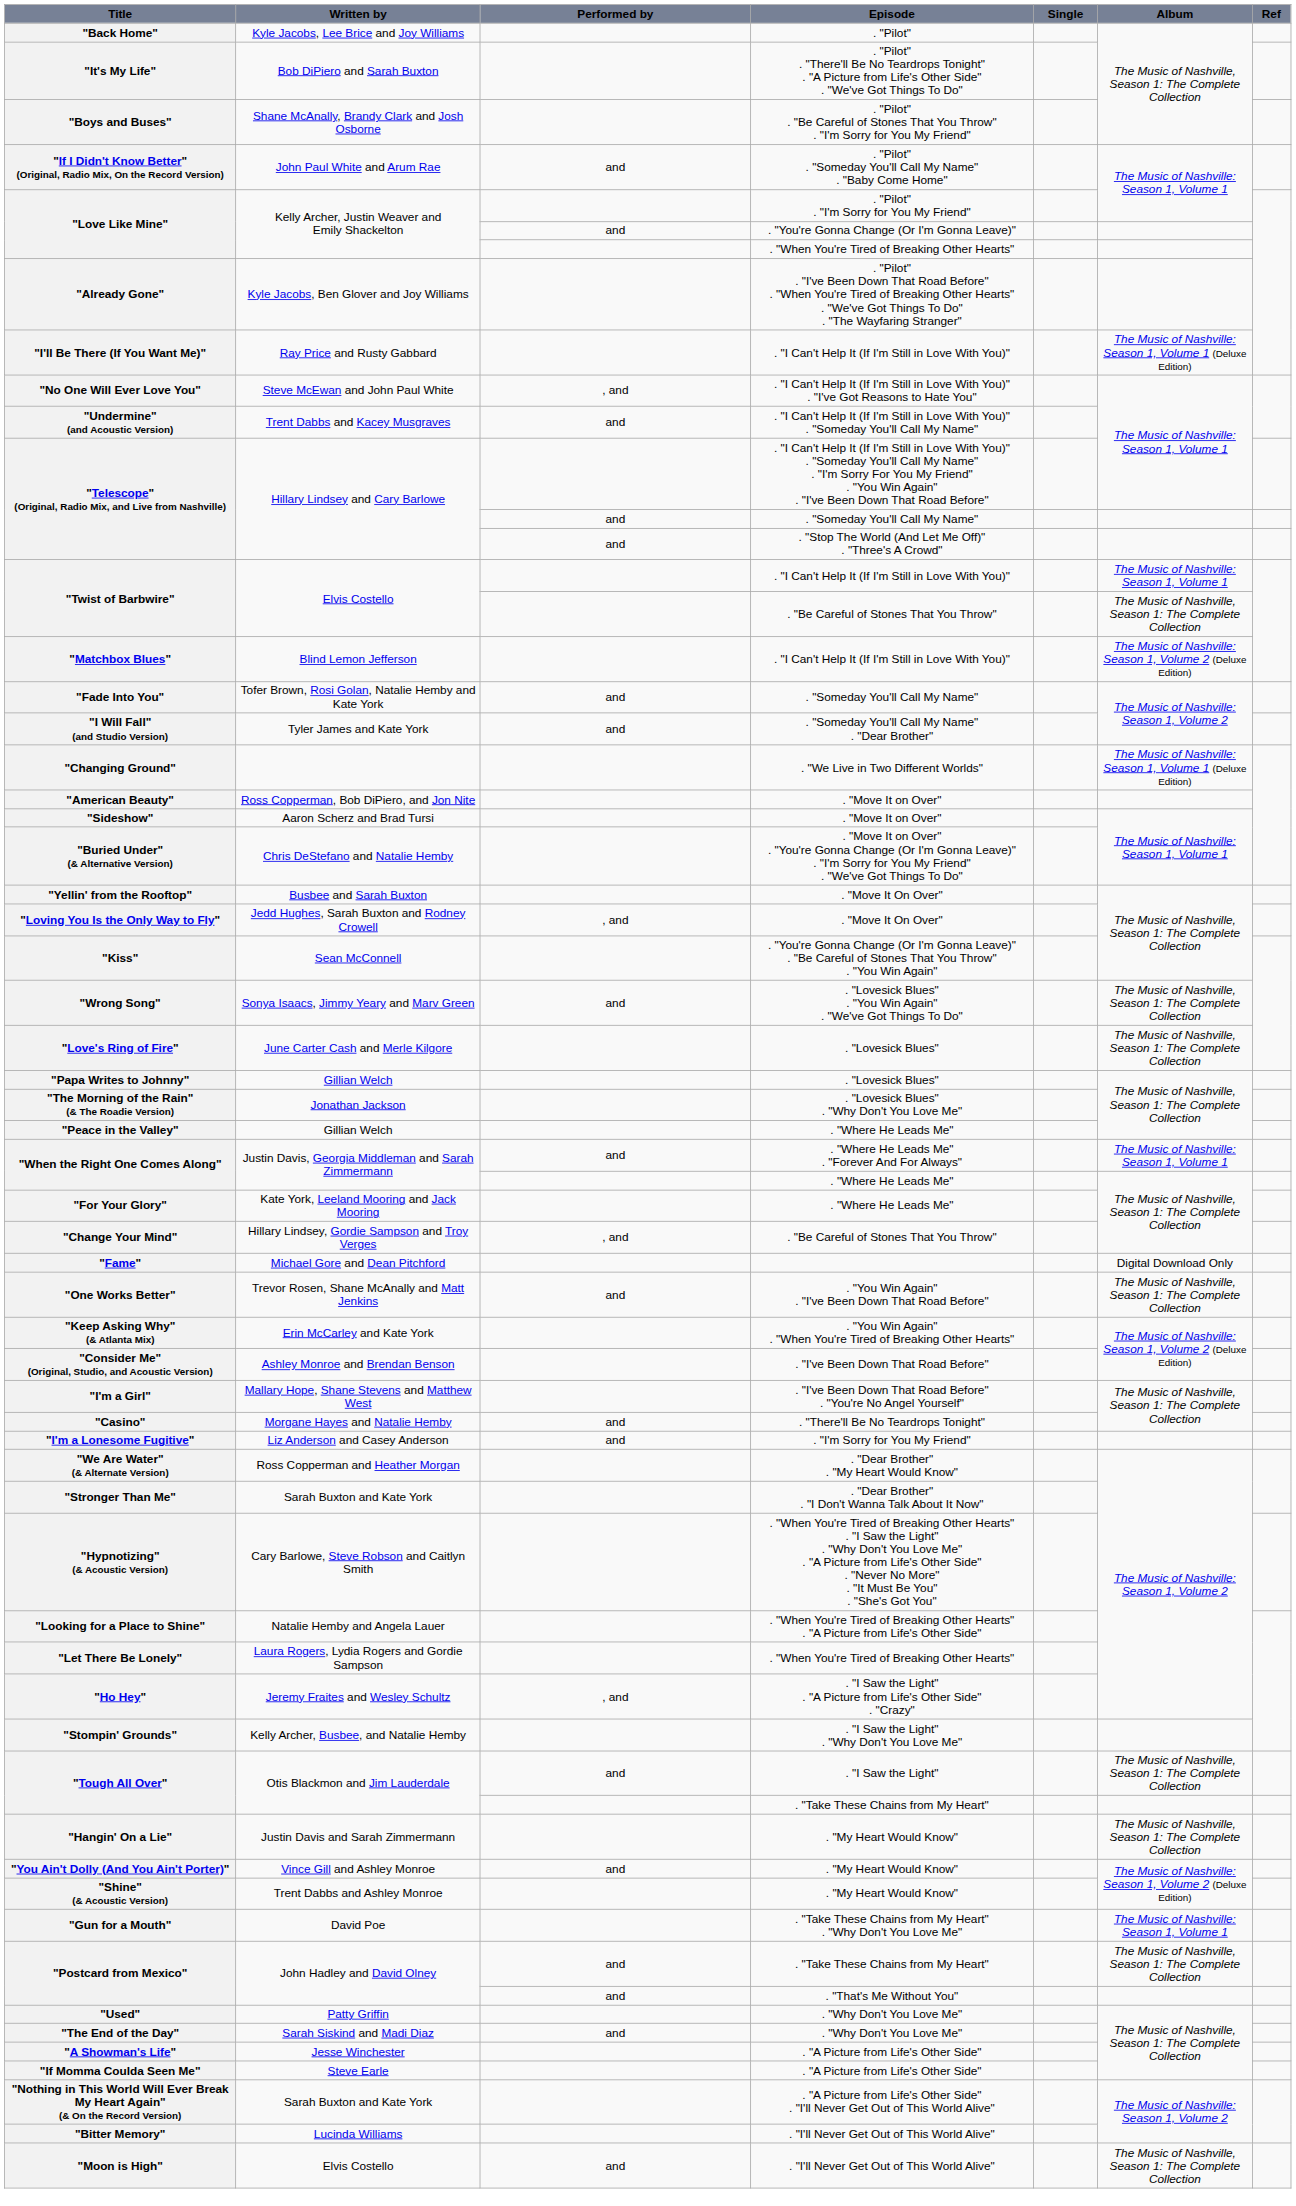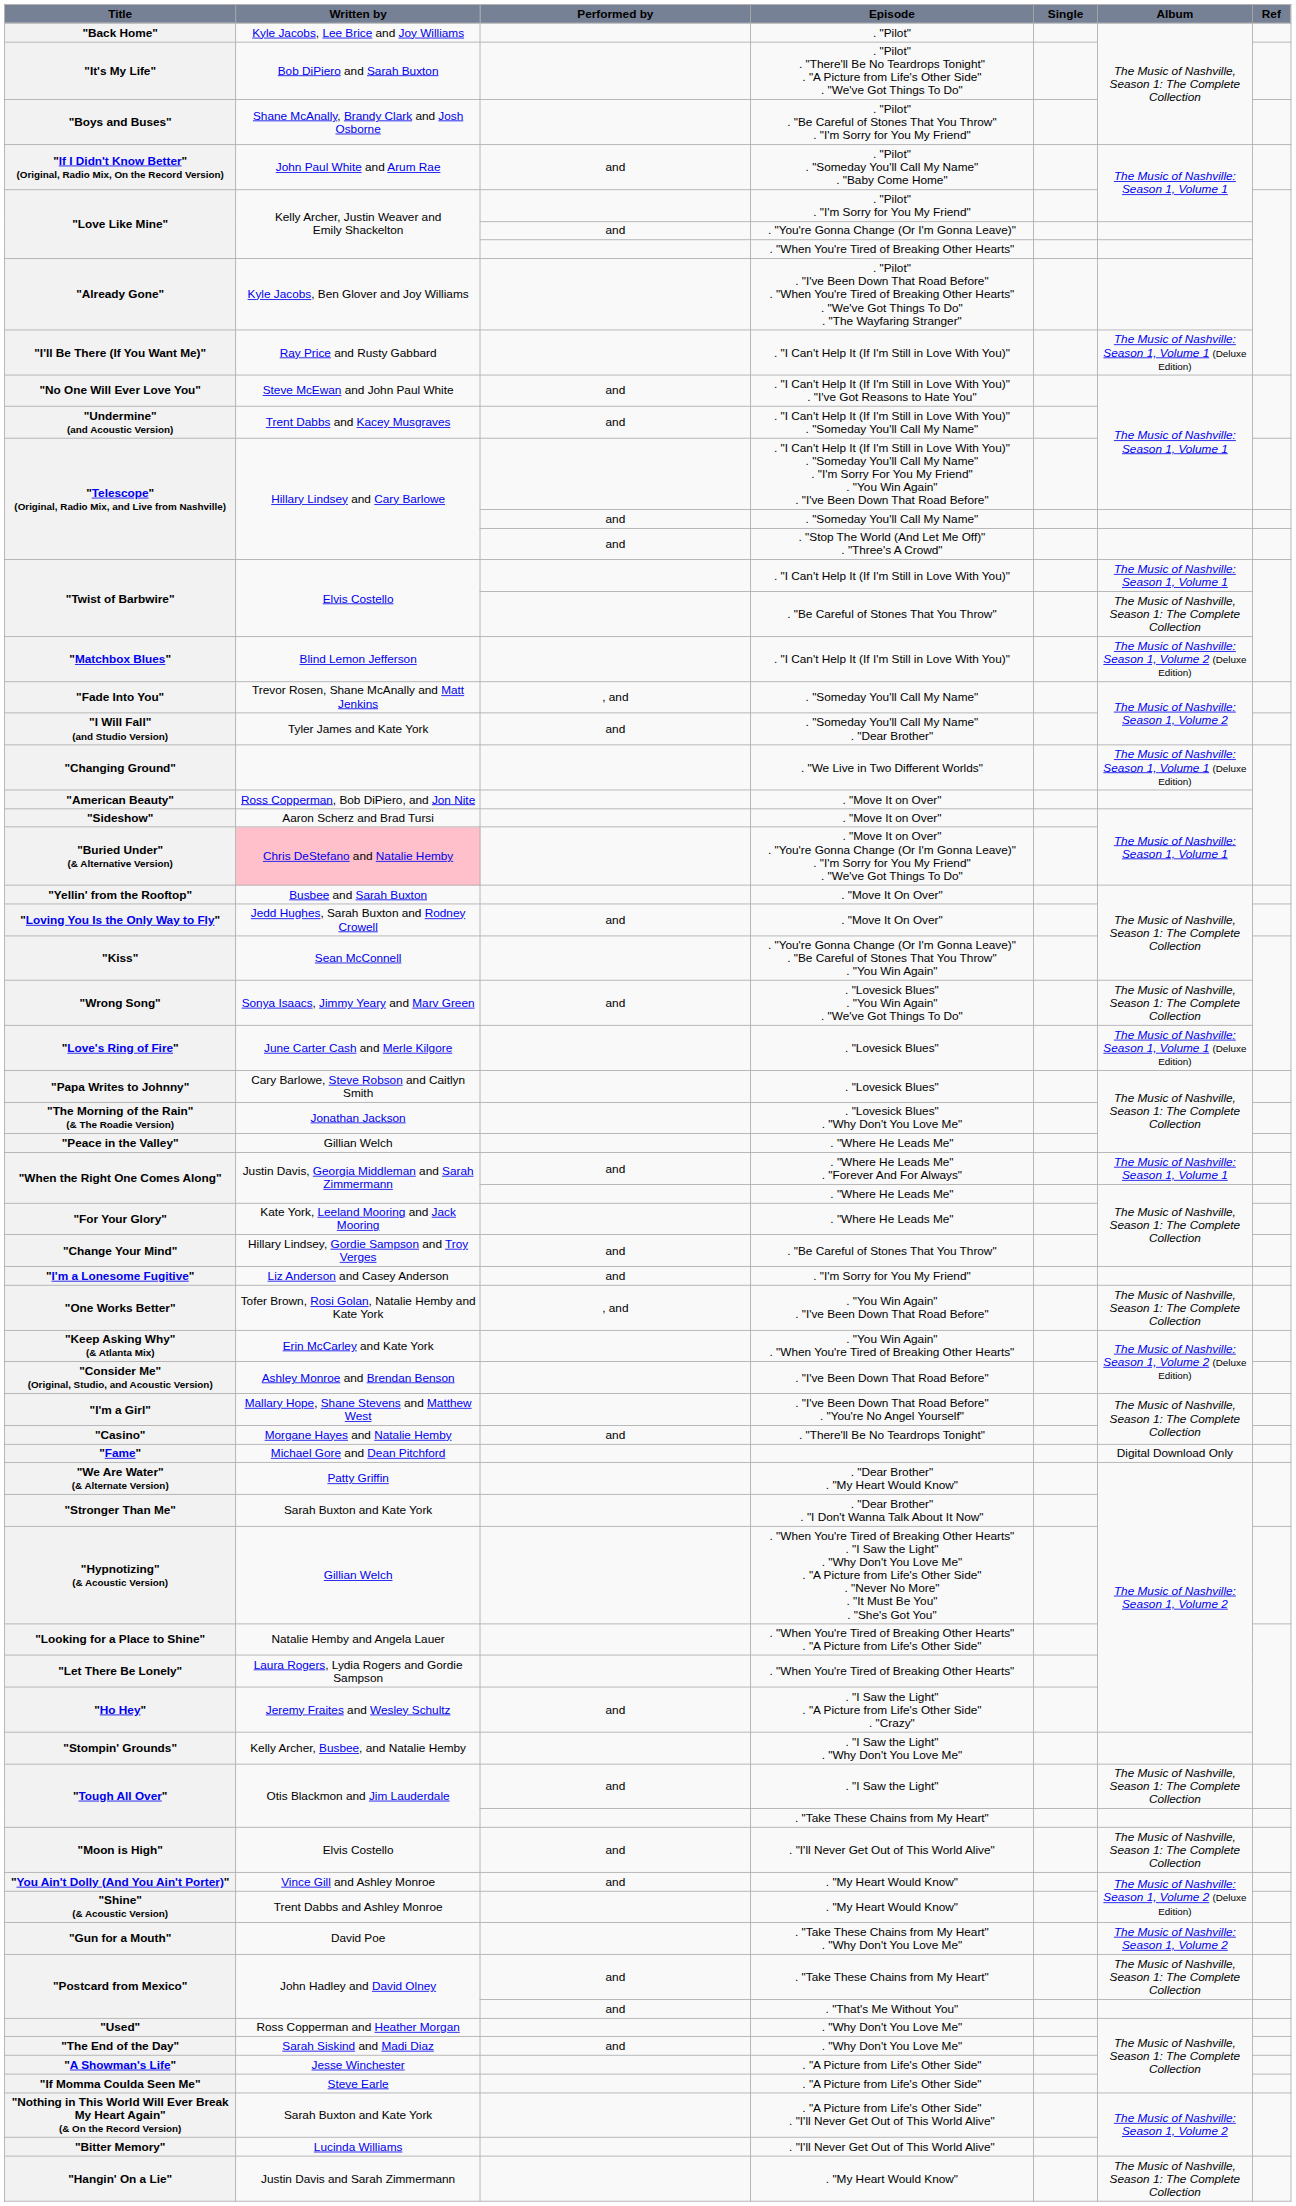(615, 391) , and -> (615, 391) and
(358, 698) Tofer Brown, Rosi Golan, Natalie Hemby and Kate York -> (358, 698) Trevor Rosen, Shane McAnally and Matt Jenkins
(615, 698) and -> (615, 698) , and
(358, 856) no background -> (358, 856) pink background
(615, 920) , and -> (615, 920) and
(1175, 1048) The Music of Nashville, Season 1: The Complete Collection -> (1175, 1048) The Music of Nashville: Season 1, Volume 1 (Deluxe Edition)
(358, 1080) Gillian Welch -> (358, 1086) Cary Barlowe, Steve Robson and Caitlyn Smith
(615, 1238) , and -> (615, 1251) and
rows swapped: (120, 1441) <-> (120, 1263)
(358, 1295) Trevor Rosen, Shane McAnally and Matt Jenkins -> (358, 1308) Tofer Brown, Rosi Golan, Natalie Hemby and Kate York
(615, 1295) and -> (615, 1308) , and
(358, 1466) Ross Copperman and Heather Morgan -> (358, 1479) Patty Griffin
(358, 1562) Cary Barlowe, Steve Robson and Caitlyn Smith -> (358, 1575) Gillian Welch
(615, 1697) , and -> (615, 1710) and
rows swapped: (120, 1837) <-> (120, 2166)
(1175, 1926) The Music of Nashville: Season 1, Volume 1 -> (1175, 1939) The Music of Nashville: Season 1, Volume 2
(358, 2015) Patty Griffin -> (358, 2028) Ross Copperman and Heather Morgan
